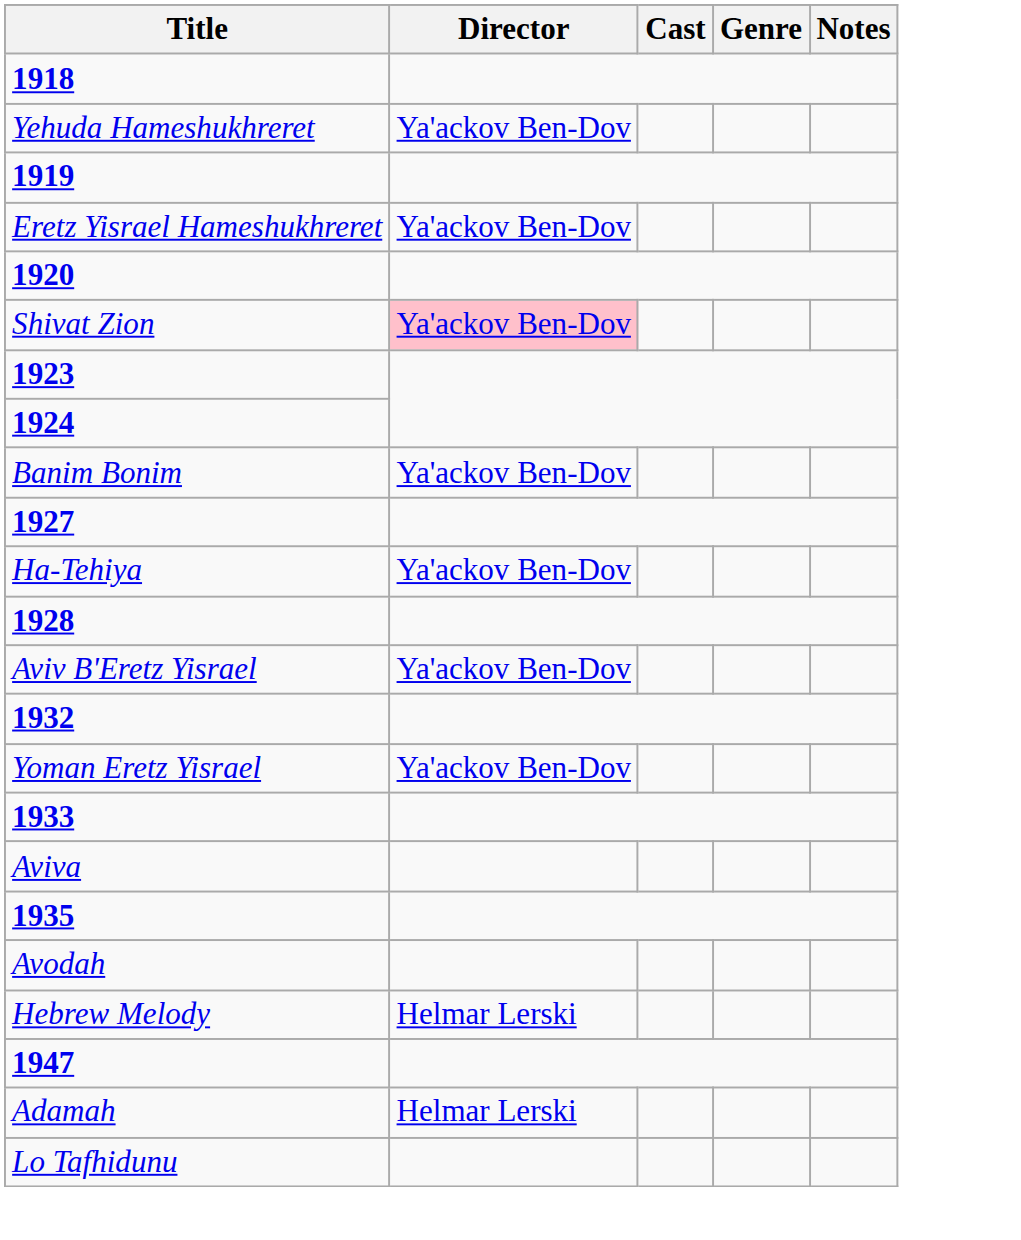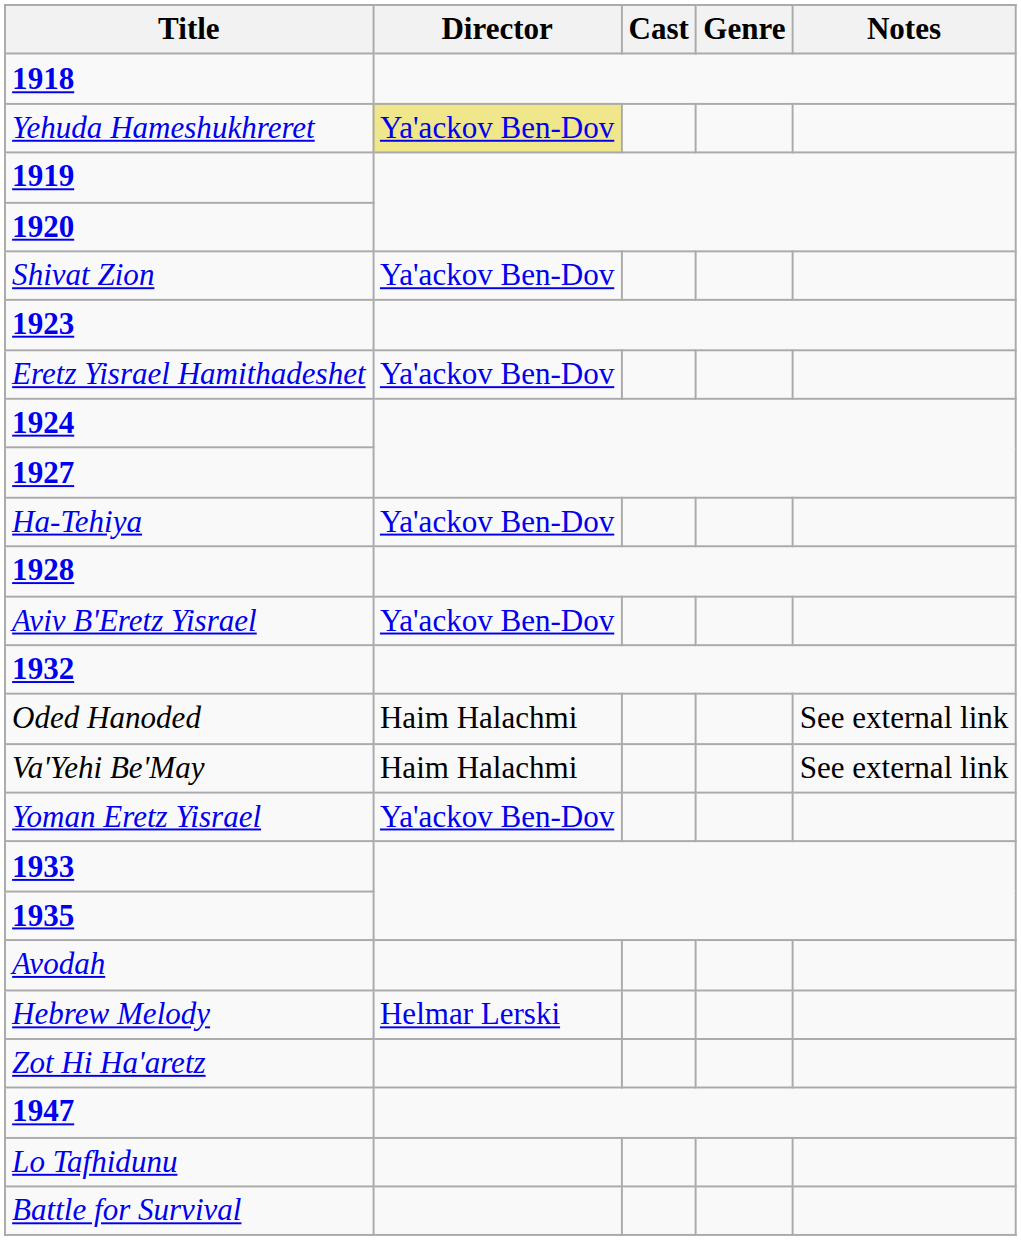(514, 127) no background -> (497, 127) khaki background
- row: (197, 226)
(514, 324) pink background -> (497, 275) no background
+ row: (189, 373)
- row: (97, 472)
+ row: (107, 718)
+ row: (108, 767)
- row: (47, 865)
+ row: (109, 1062)
- row: (64, 1112)
+ row: (127, 1210)
